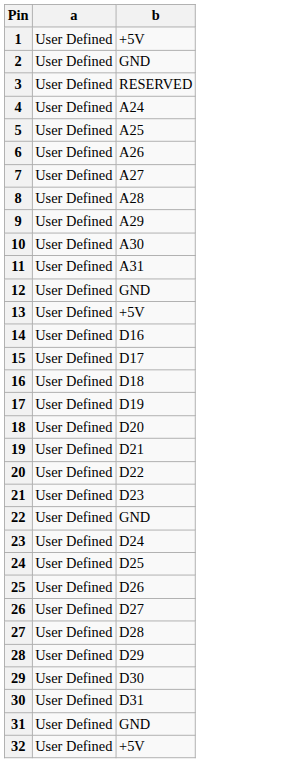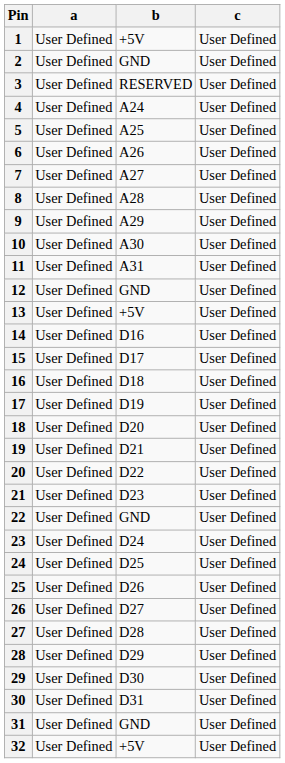+ column: (238, 15)
